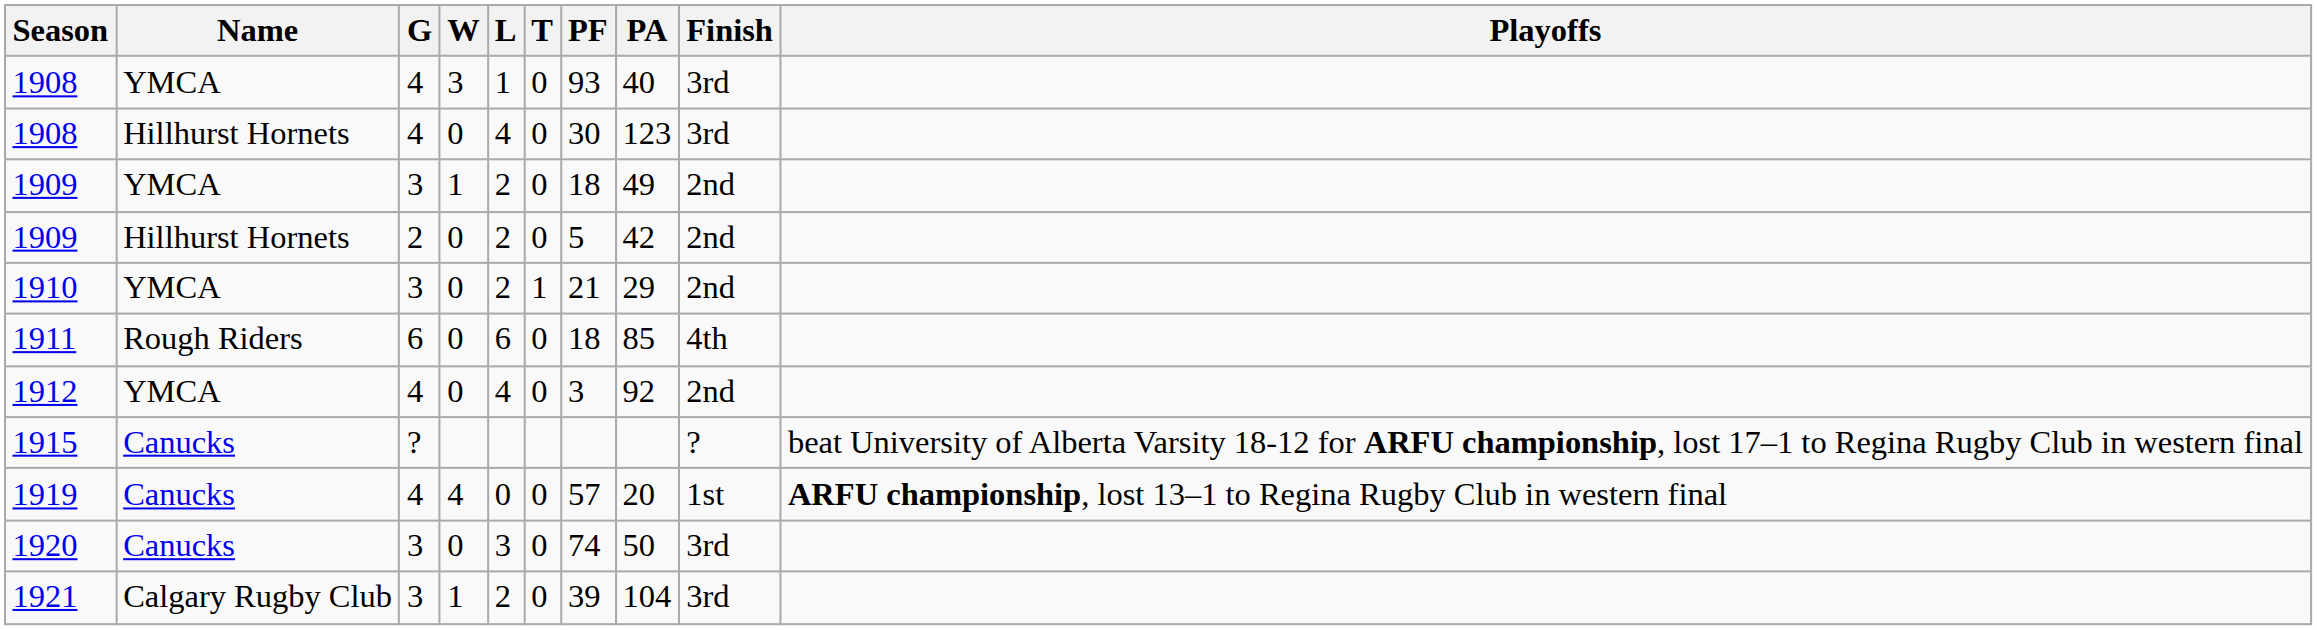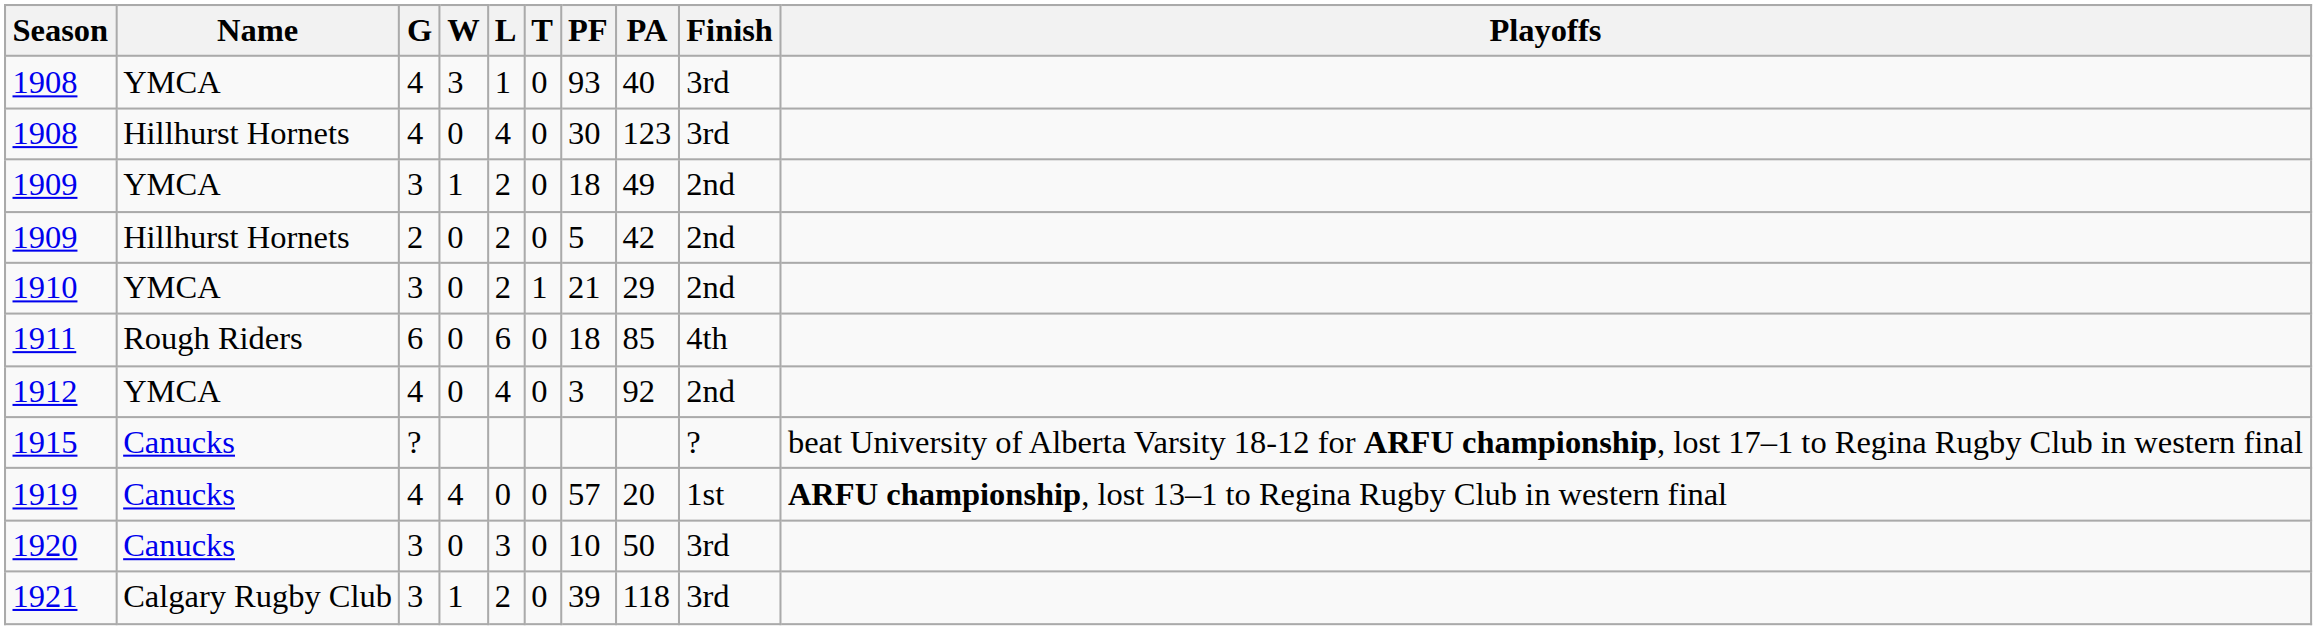(584, 545) 74 -> (584, 545) 10
(647, 596) 104 -> (646, 596) 118
